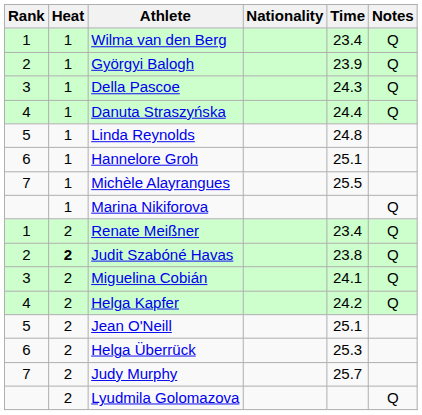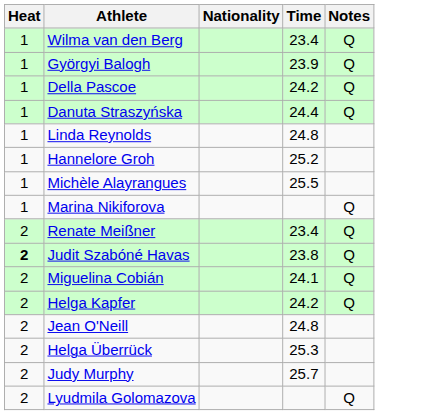- column: (26, 16)
(348, 87) 24.3 -> (304, 87) 24.2
(348, 159) 25.1 -> (304, 159) 25.2
(348, 326) 25.1 -> (304, 326) 24.8
